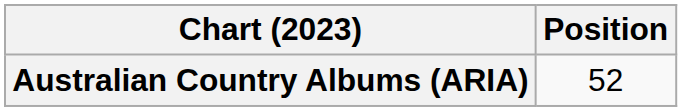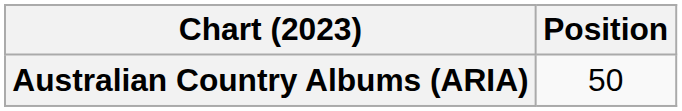(606, 79) 52 -> (606, 79) 50
